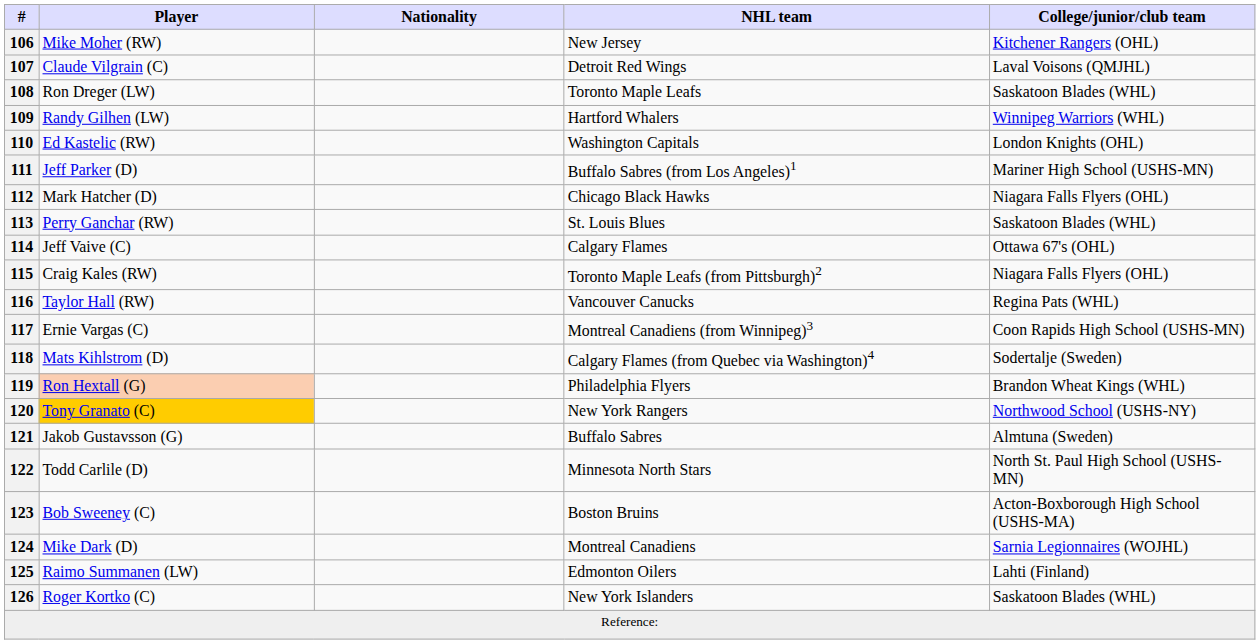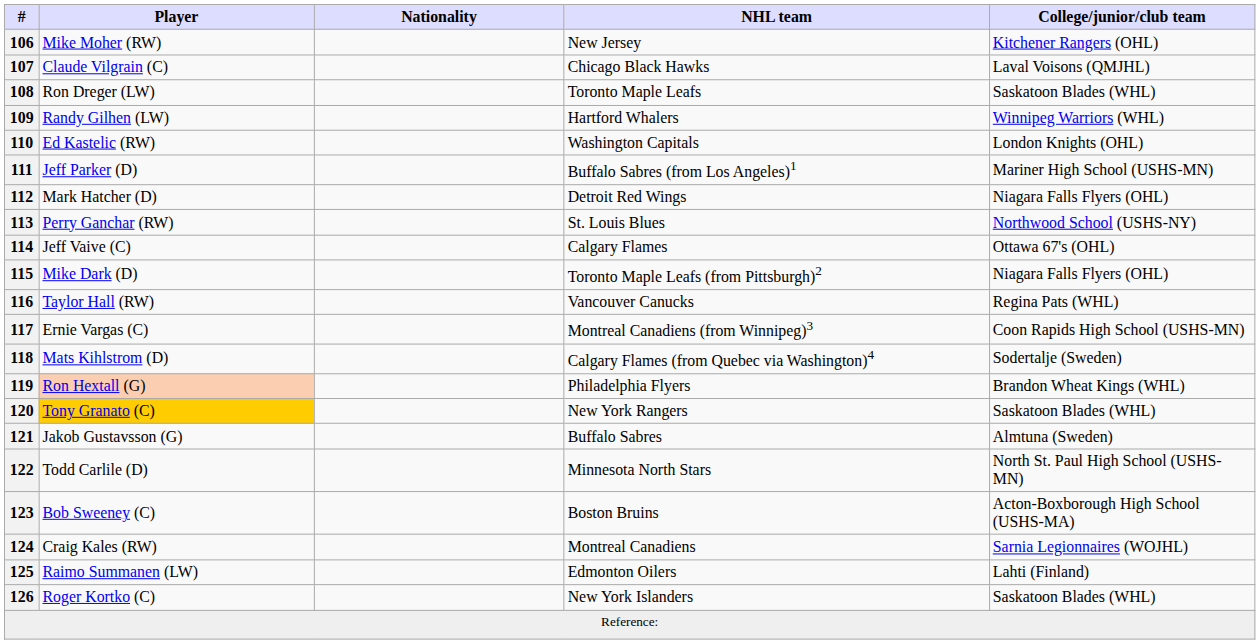(627, 67) Detroit Red Wings -> (638, 67) Chicago Black Hawks
(638, 197) Chicago Black Hawks -> (627, 197) Detroit Red Wings
(1074, 222) Saskatoon Blades (WHL) -> (1094, 222) Northwood School (USHS-NY)
(100, 274) Craig Kales (RW) -> (90, 274) Mike Dark (D)
(1094, 411) Northwood School (USHS-NY) -> (1074, 411) Saskatoon Blades (WHL)
(90, 547) Mike Dark (D) -> (100, 547) Craig Kales (RW)
